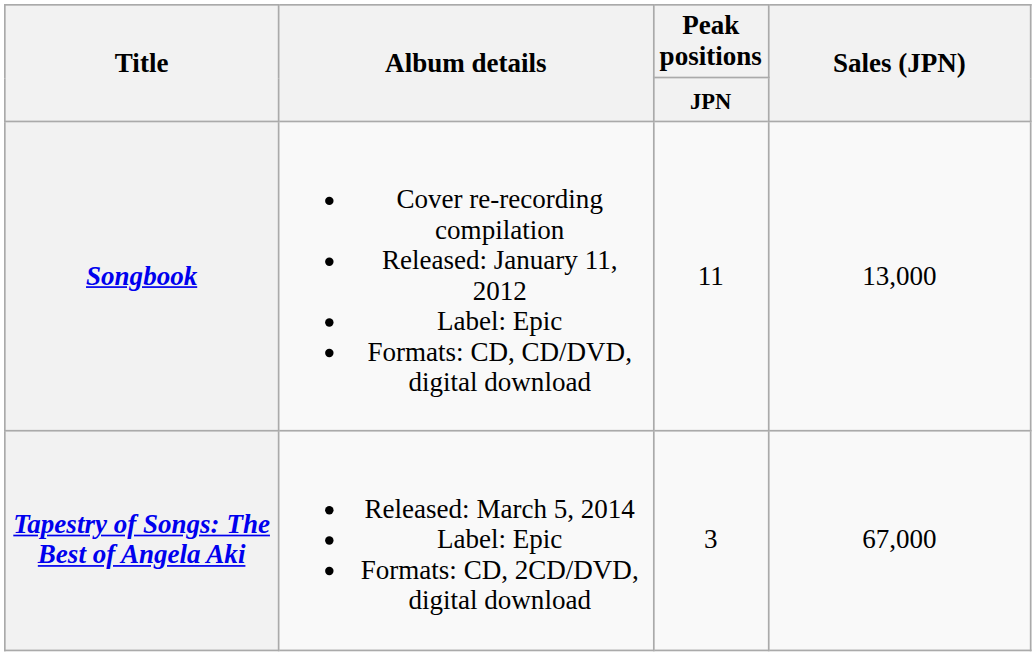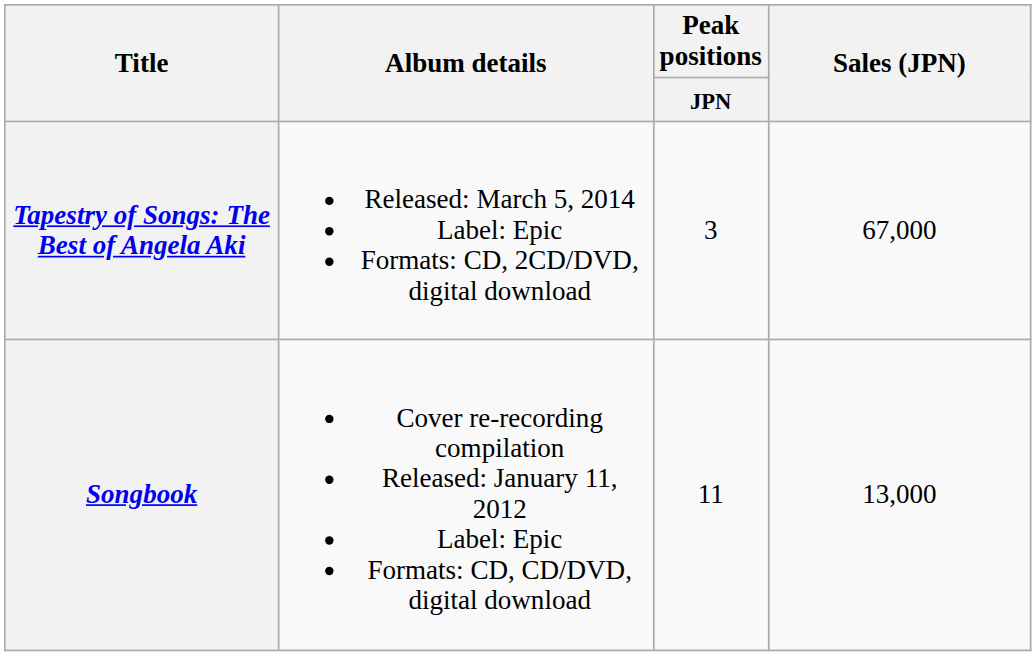rows swapped: (142, 275) <-> (142, 539)
